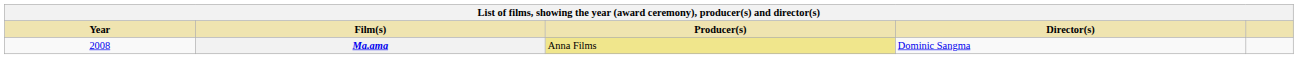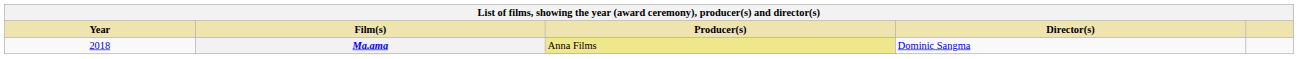(100, 45) 2008 -> (100, 45) 2018
